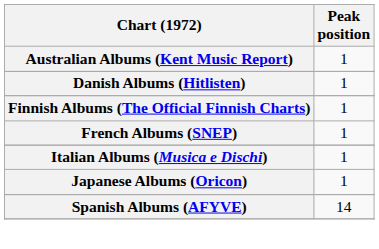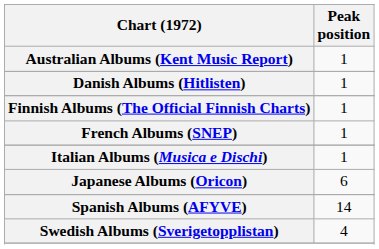(344, 181) 1 -> (344, 181) 6
+ row: (159, 231)
